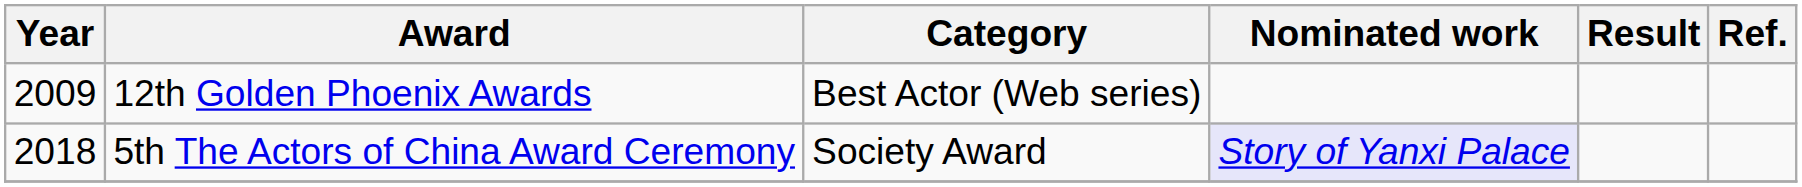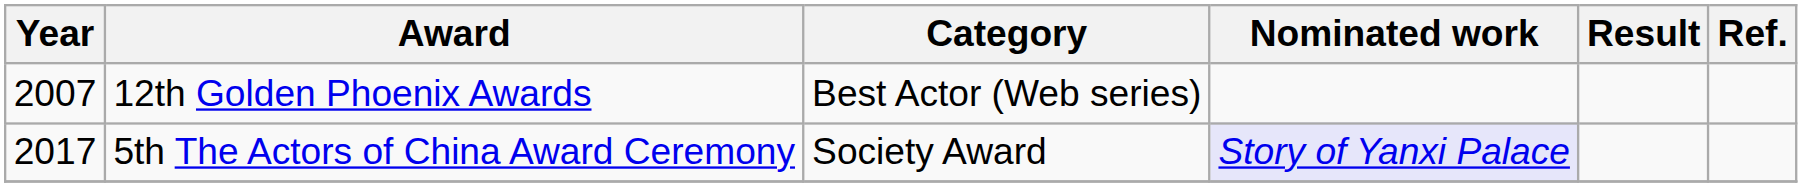(55, 92) 2009 -> (55, 92) 2007
(55, 151) 2018 -> (55, 151) 2017
